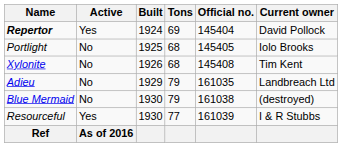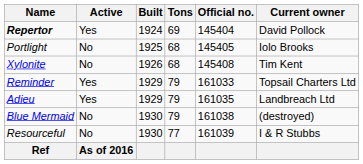+ row: (30, 82)
(86, 82) No -> (88, 99) Yes
(88, 116) Yes -> (86, 133) No
